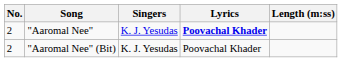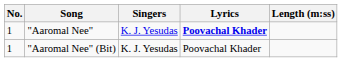(9, 31) 2 -> (9, 31) 1
(9, 48) 2 -> (9, 48) 1
